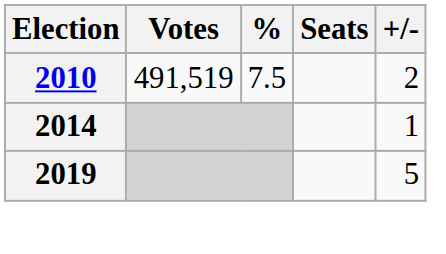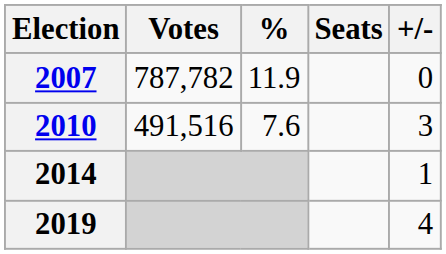+ row: (66, 77)
(184, 77) 491,519 -> (184, 126) 491,516
(267, 77) 7.5 -> (281, 126) 7.6
(411, 77) 2 -> (426, 126) 3
(411, 175) 5 -> (426, 223) 4
